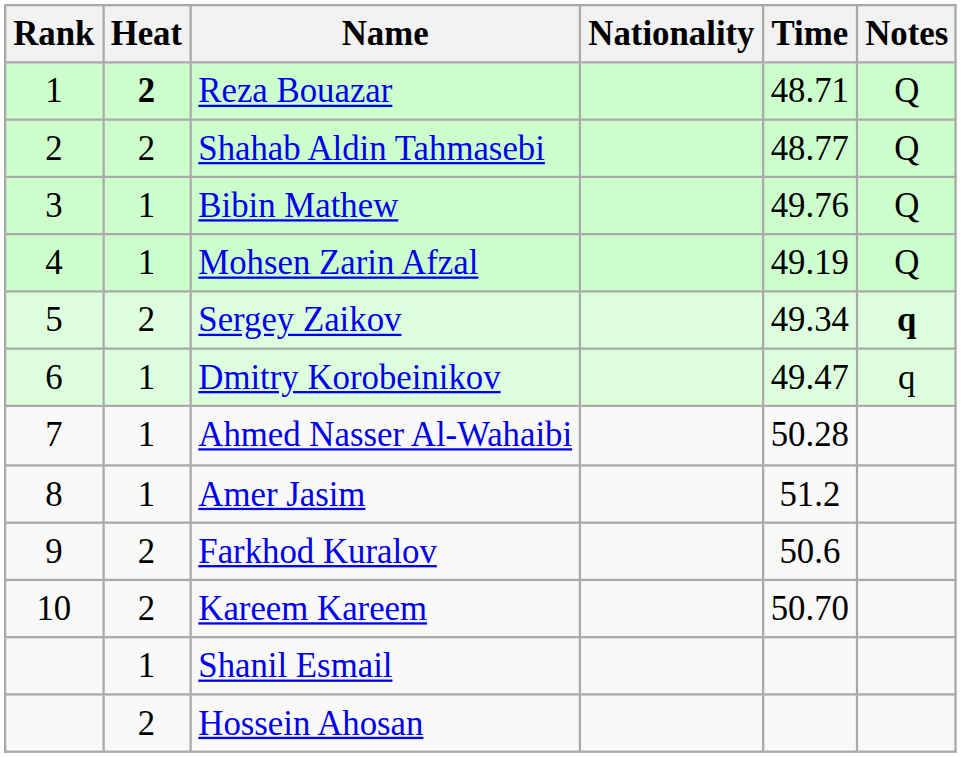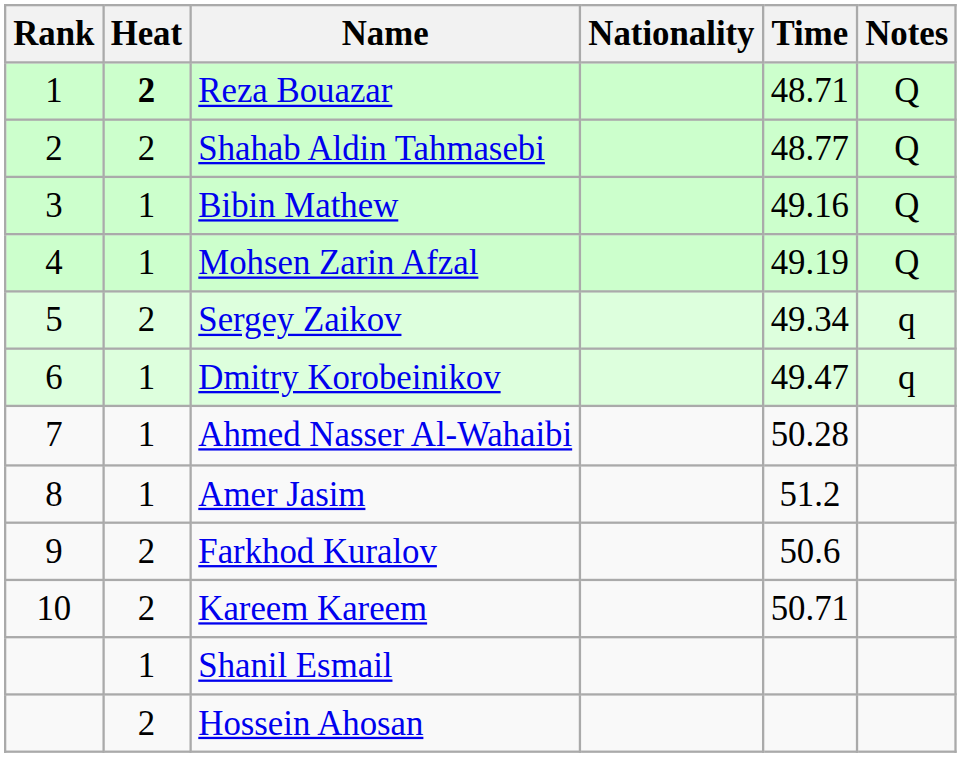(810, 205) 49.76 -> (810, 205) 49.16
(907, 320) bold -> (907, 320) normal
(810, 607) 50.70 -> (810, 607) 50.71
